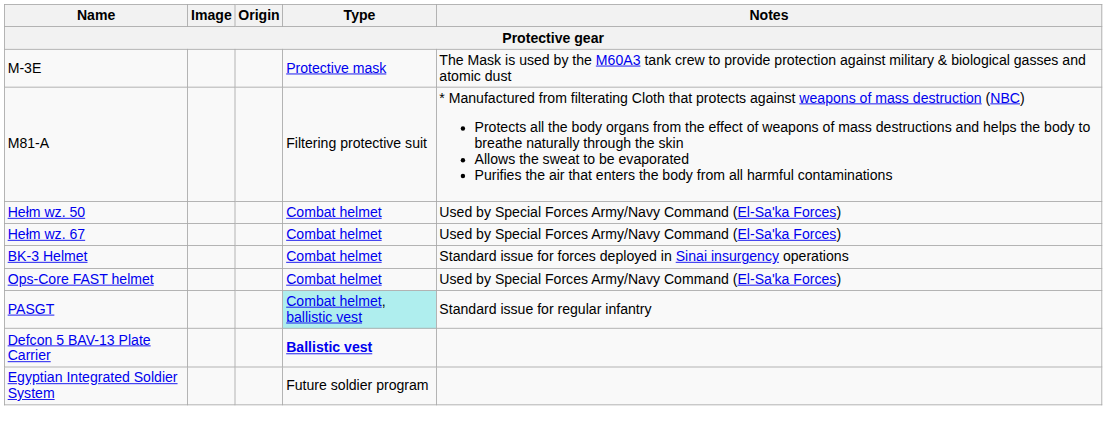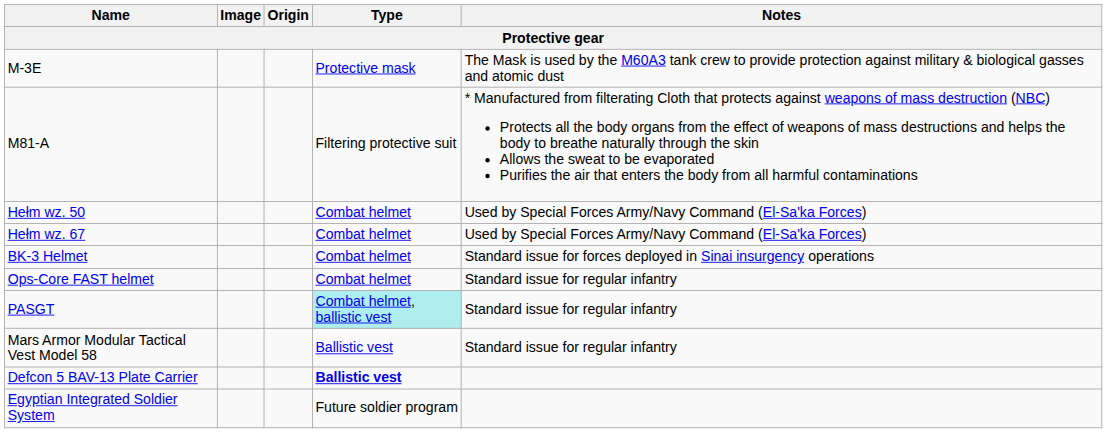(640, 279) Used by Special Forces Army/Navy Command (El-Sa'ka Forces) -> (571, 279) Standard issue for regular infantry
+ row: (97, 347)
